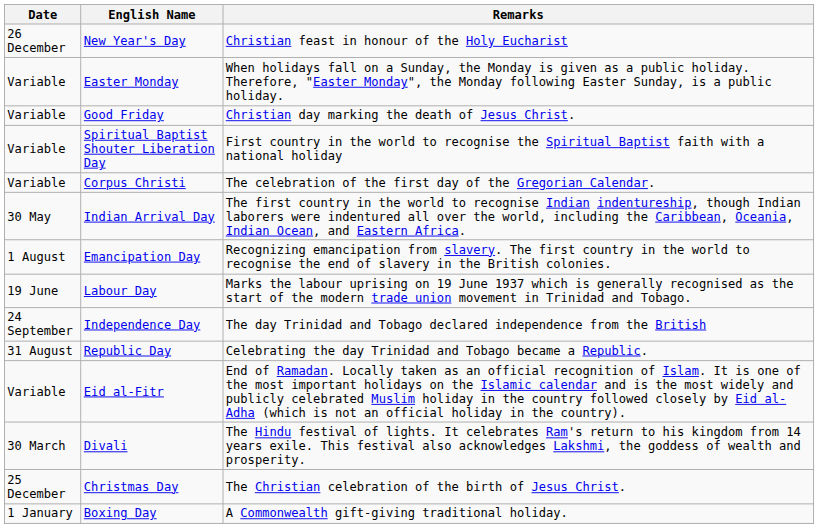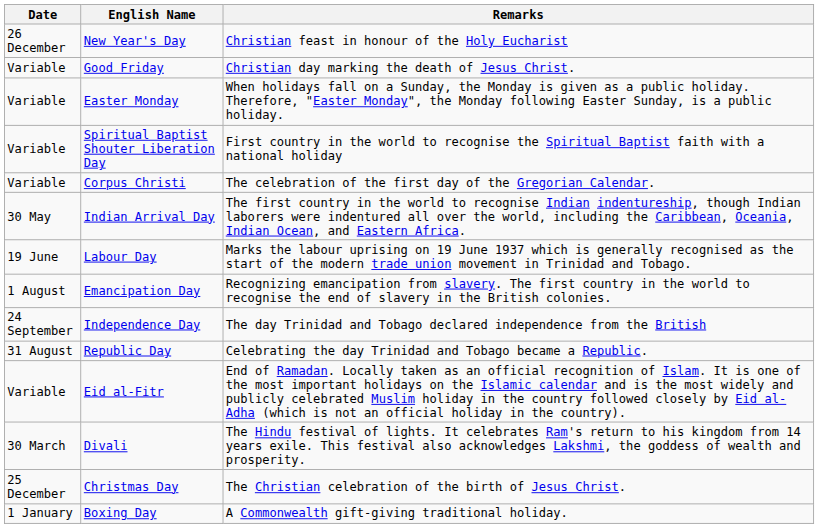rows swapped: (124, 115) <-> (131, 82)
rows swapped: (120, 291) <-> (142, 257)
